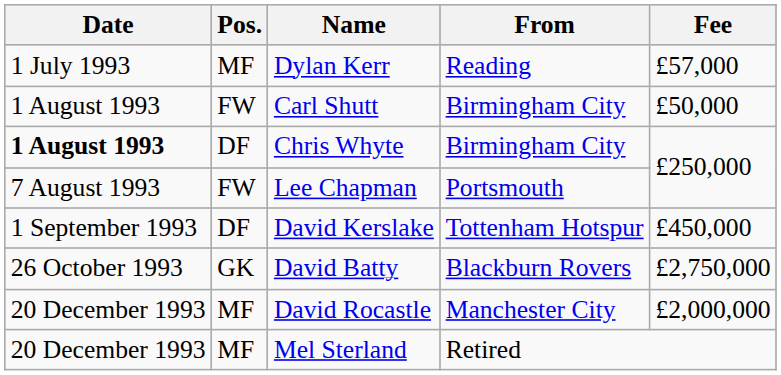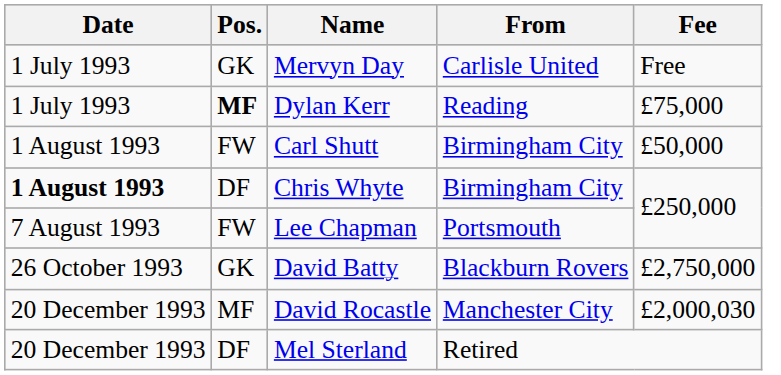+ row: (339, 65)
(236, 65) normal -> (237, 106) bold
(697, 65) £57,000 -> (682, 106) £75,000
- row: (354, 227)
(713, 308) £2,000,000 -> (698, 308) £2,000,030
(236, 349) MF -> (234, 349) DF
